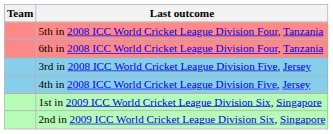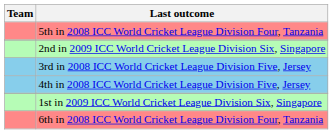rows swapped: (181, 48) <-> (182, 119)
